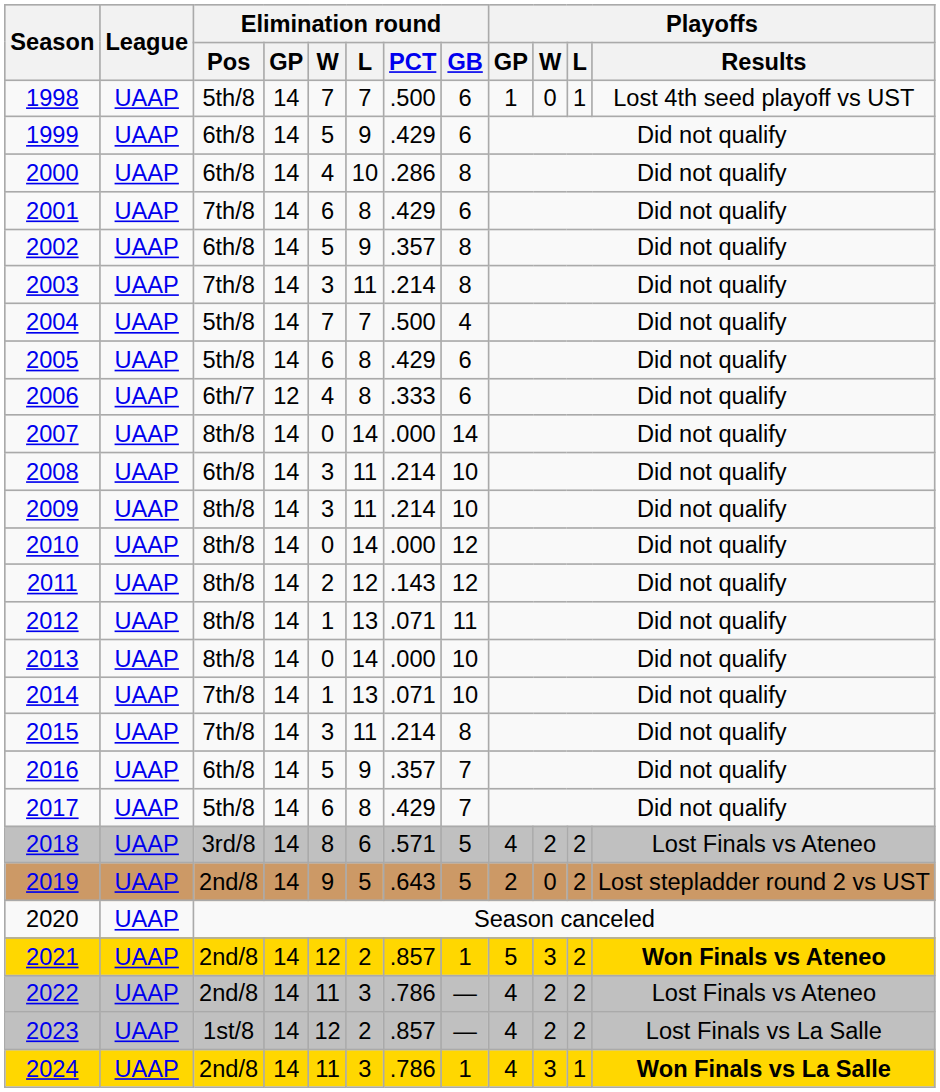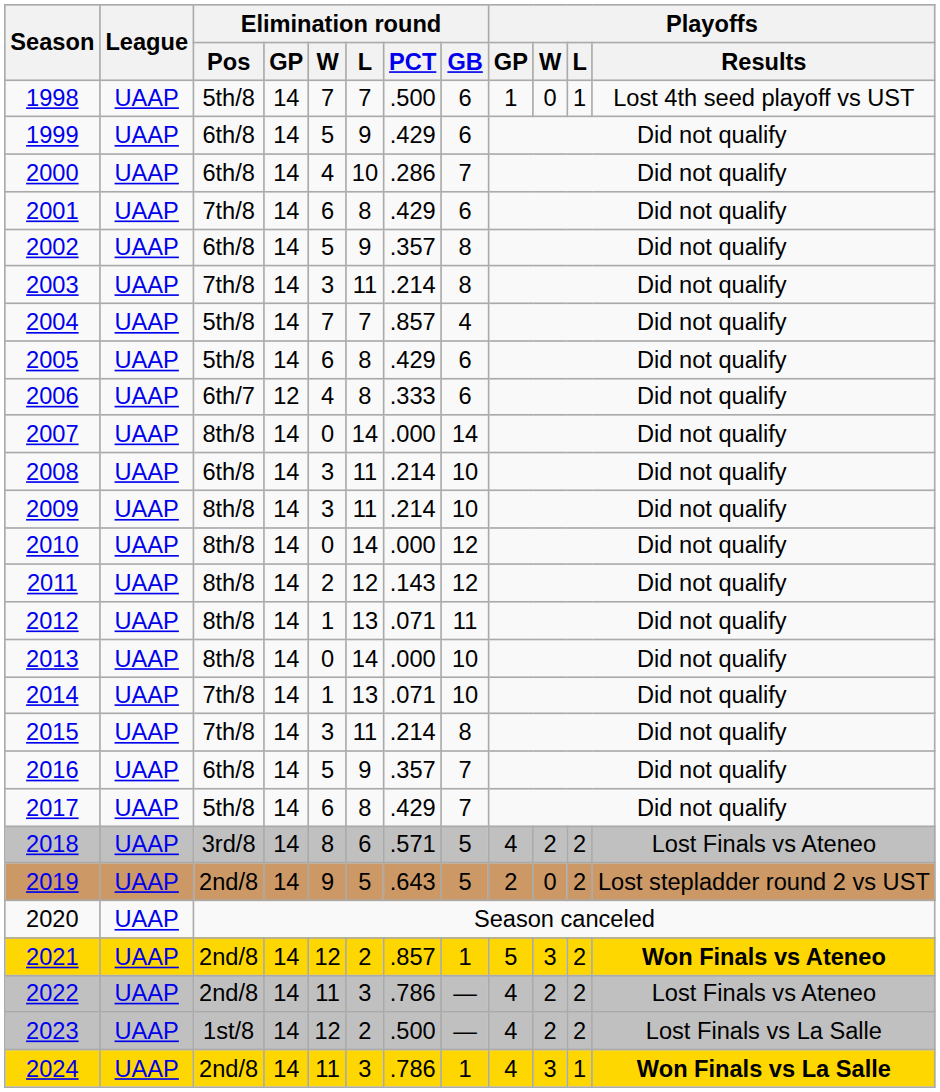(465, 173) 8 -> (465, 173) 7
(413, 322) .500 -> (413, 322) .857
(413, 1031) .857 -> (413, 1031) .500
